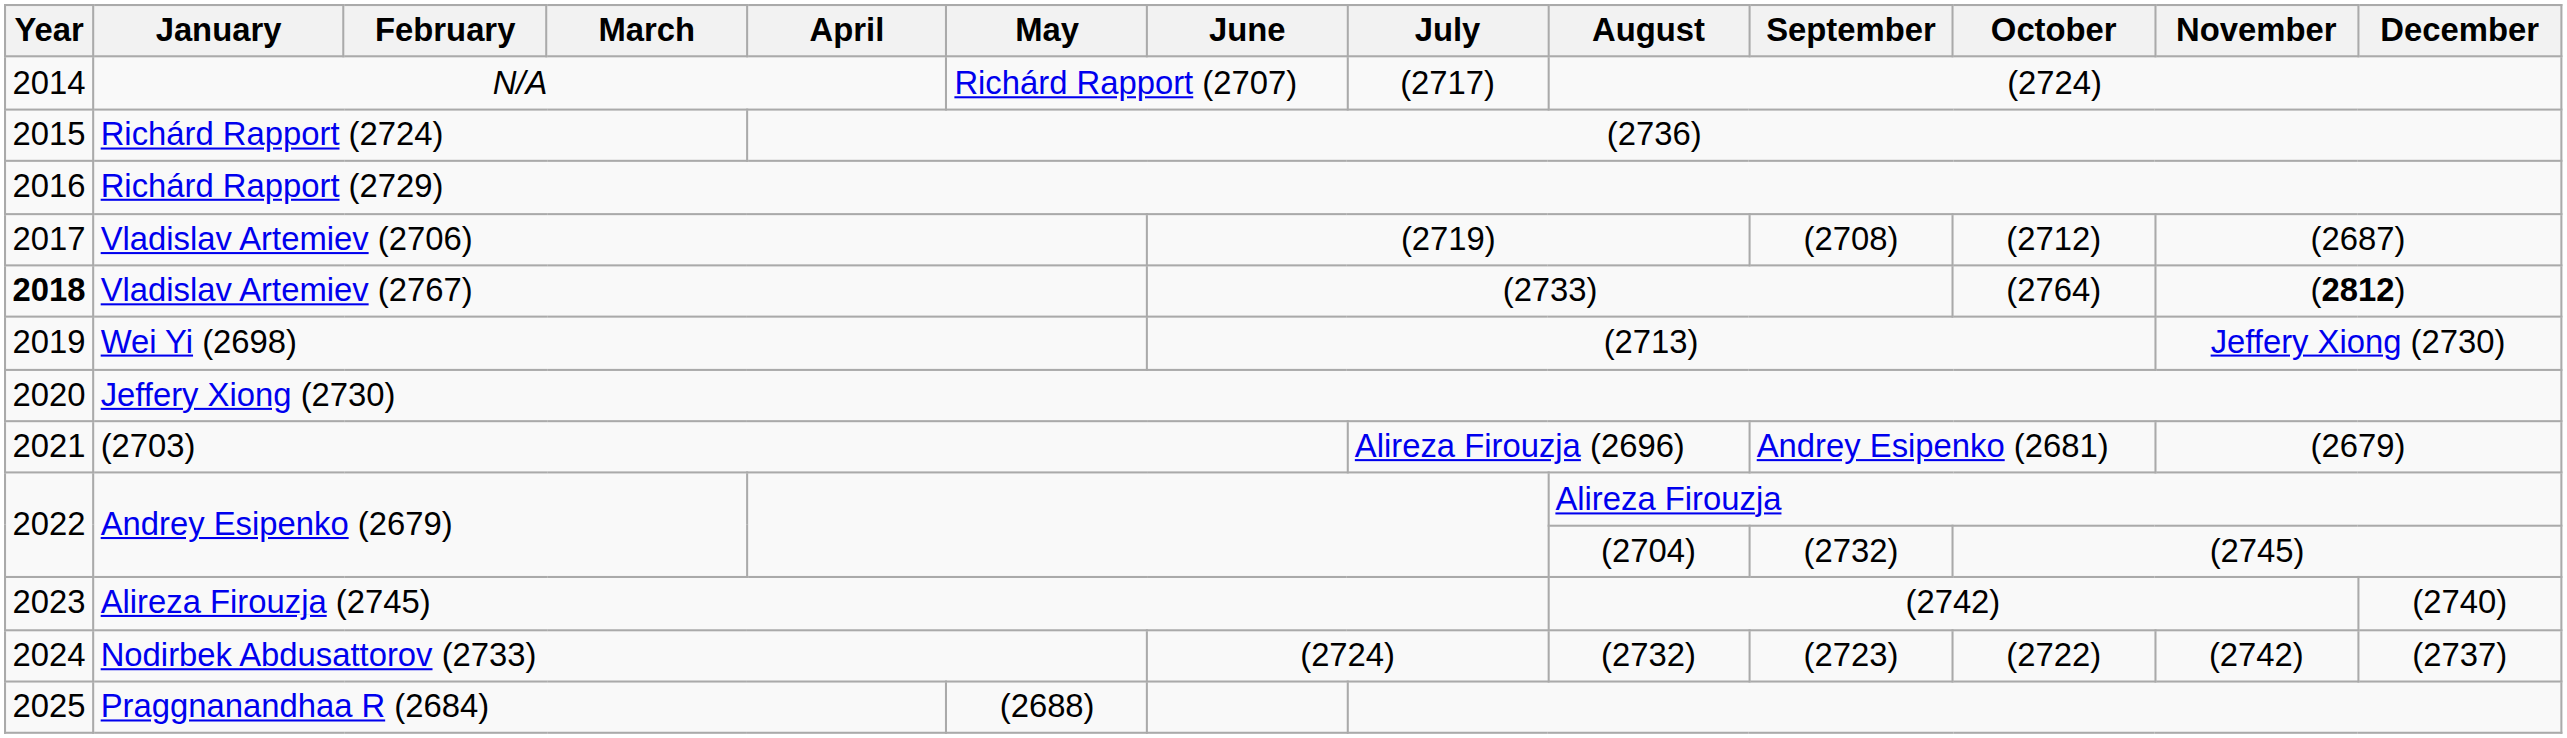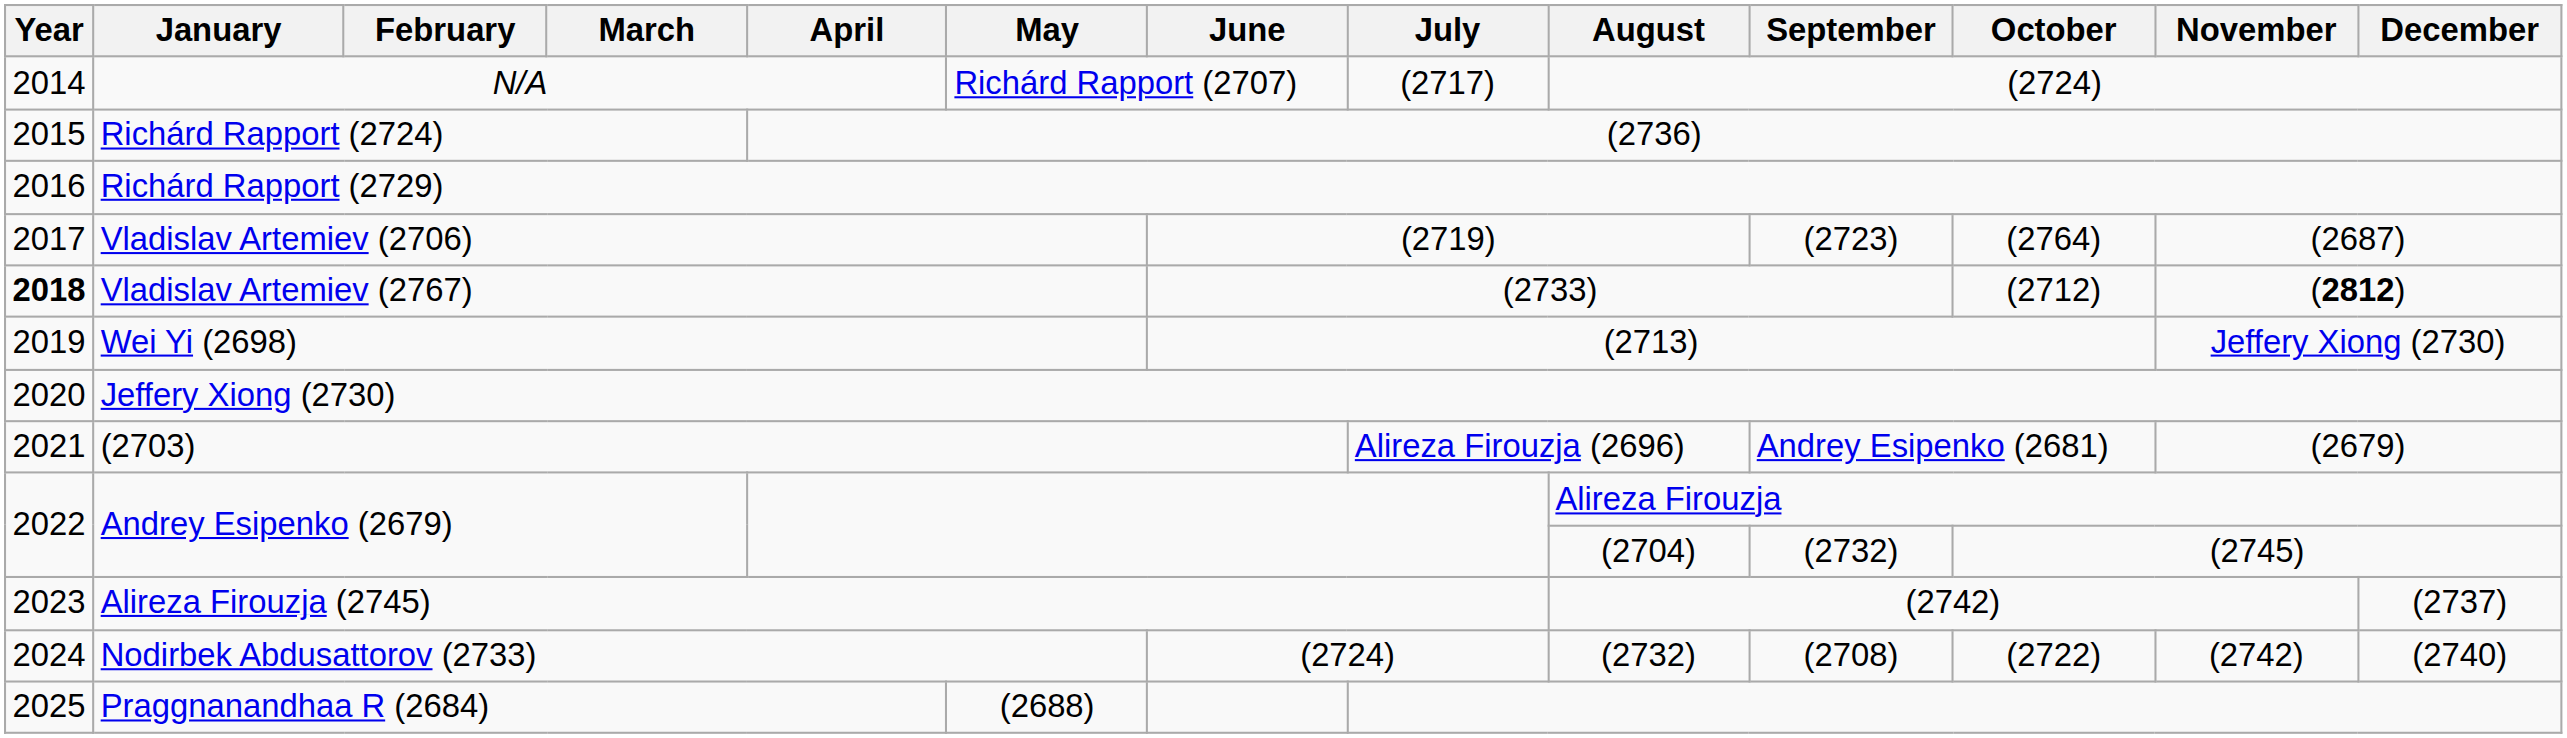(1851, 238) (2708) -> (1851, 238) (2723)
(2054, 238) (2712) -> (2054, 238) (2764)
(2054, 290) (2764) -> (2054, 290) (2712)
(2460, 602) (2740) -> (2460, 602) (2737)
(1851, 654) (2723) -> (1851, 654) (2708)
(2460, 654) (2737) -> (2460, 654) (2740)
